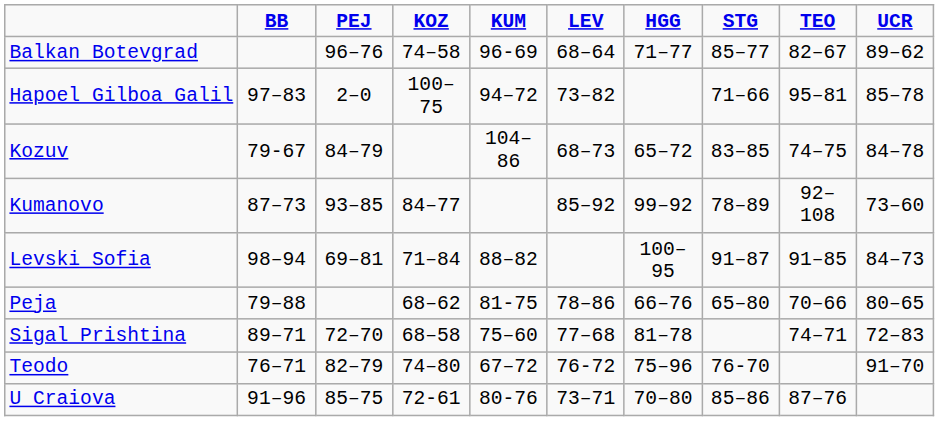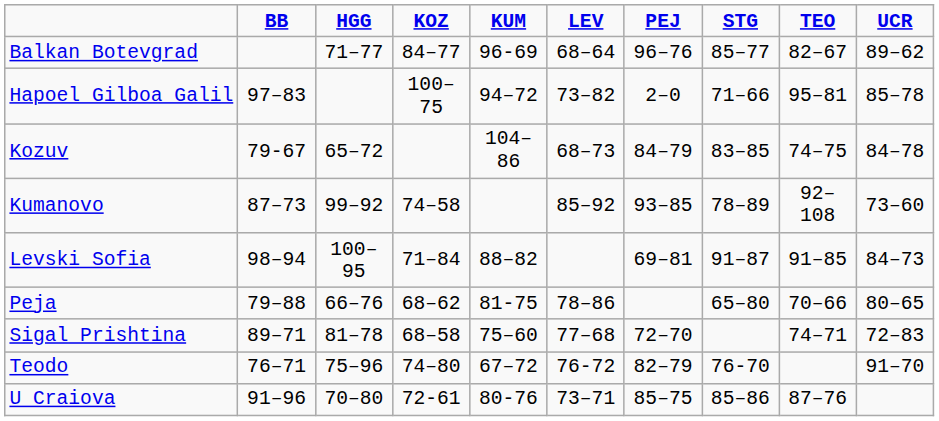columns swapped: (663, 21) <-> (354, 21)
(431, 53) 74–58 -> (431, 53) 84–77
(431, 205) 84–77 -> (431, 205) 74–58
